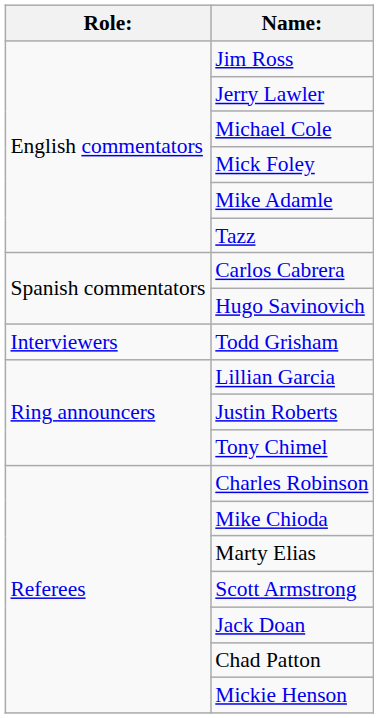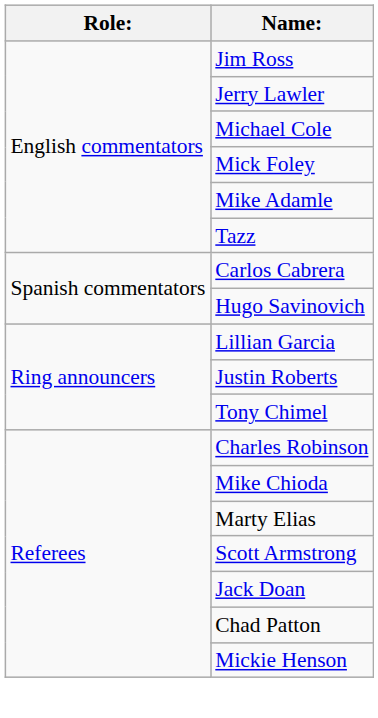- row: (277, 341)
